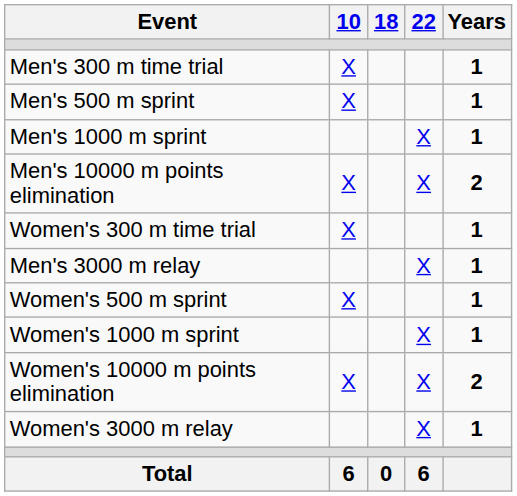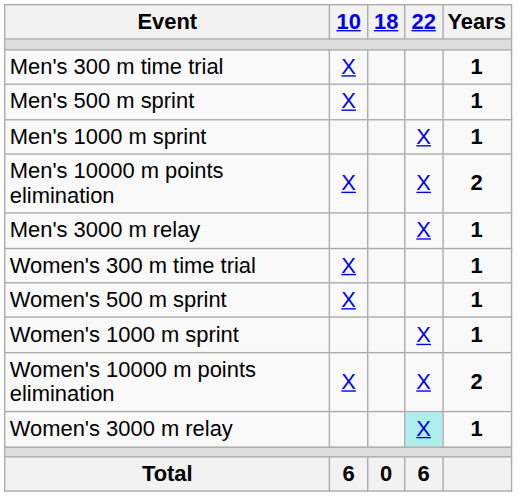rows swapped: (105, 265) <-> (133, 230)
(424, 428) no background -> (424, 428) paleturquoise background
